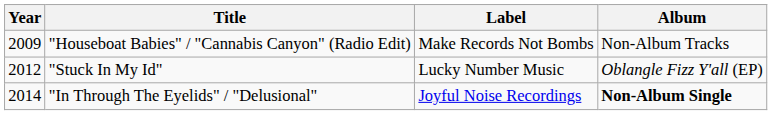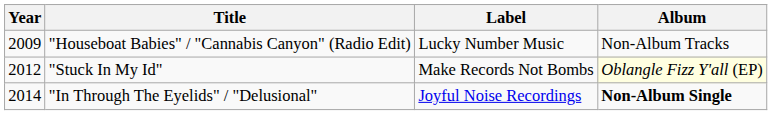(506, 43) Make Records Not Bombs -> (491, 43) Lucky Number Music
(491, 69) Lucky Number Music -> (506, 69) Make Records Not Bombs
(682, 69) no background -> (682, 69) lightyellow background
